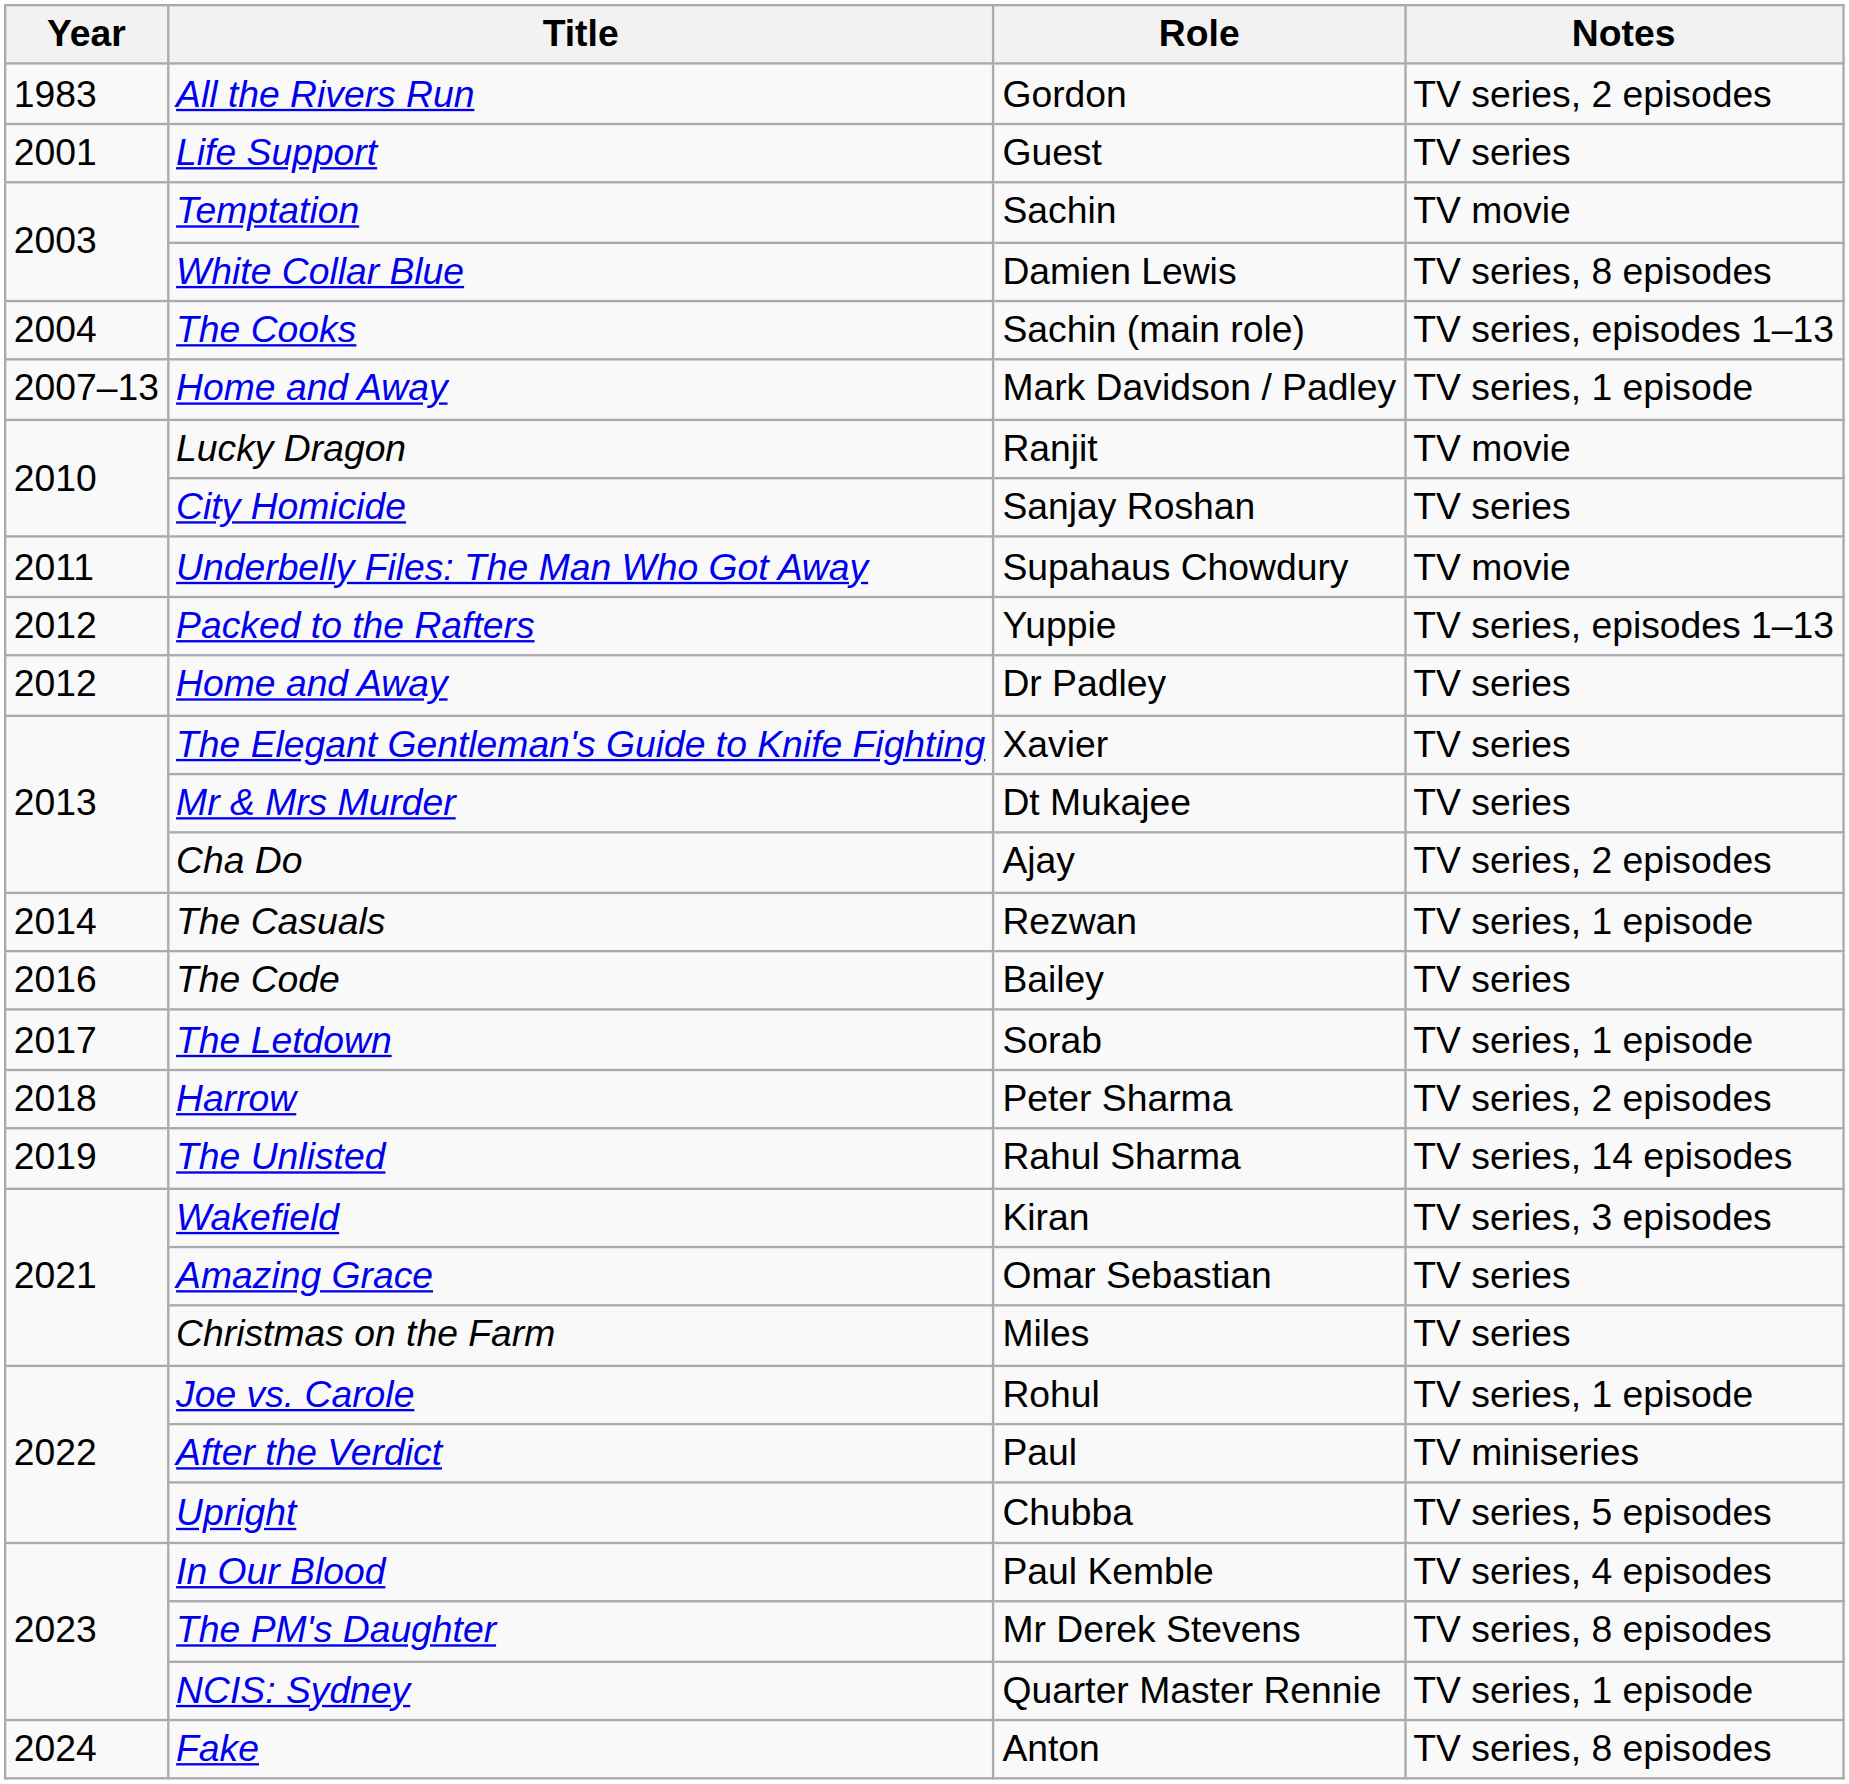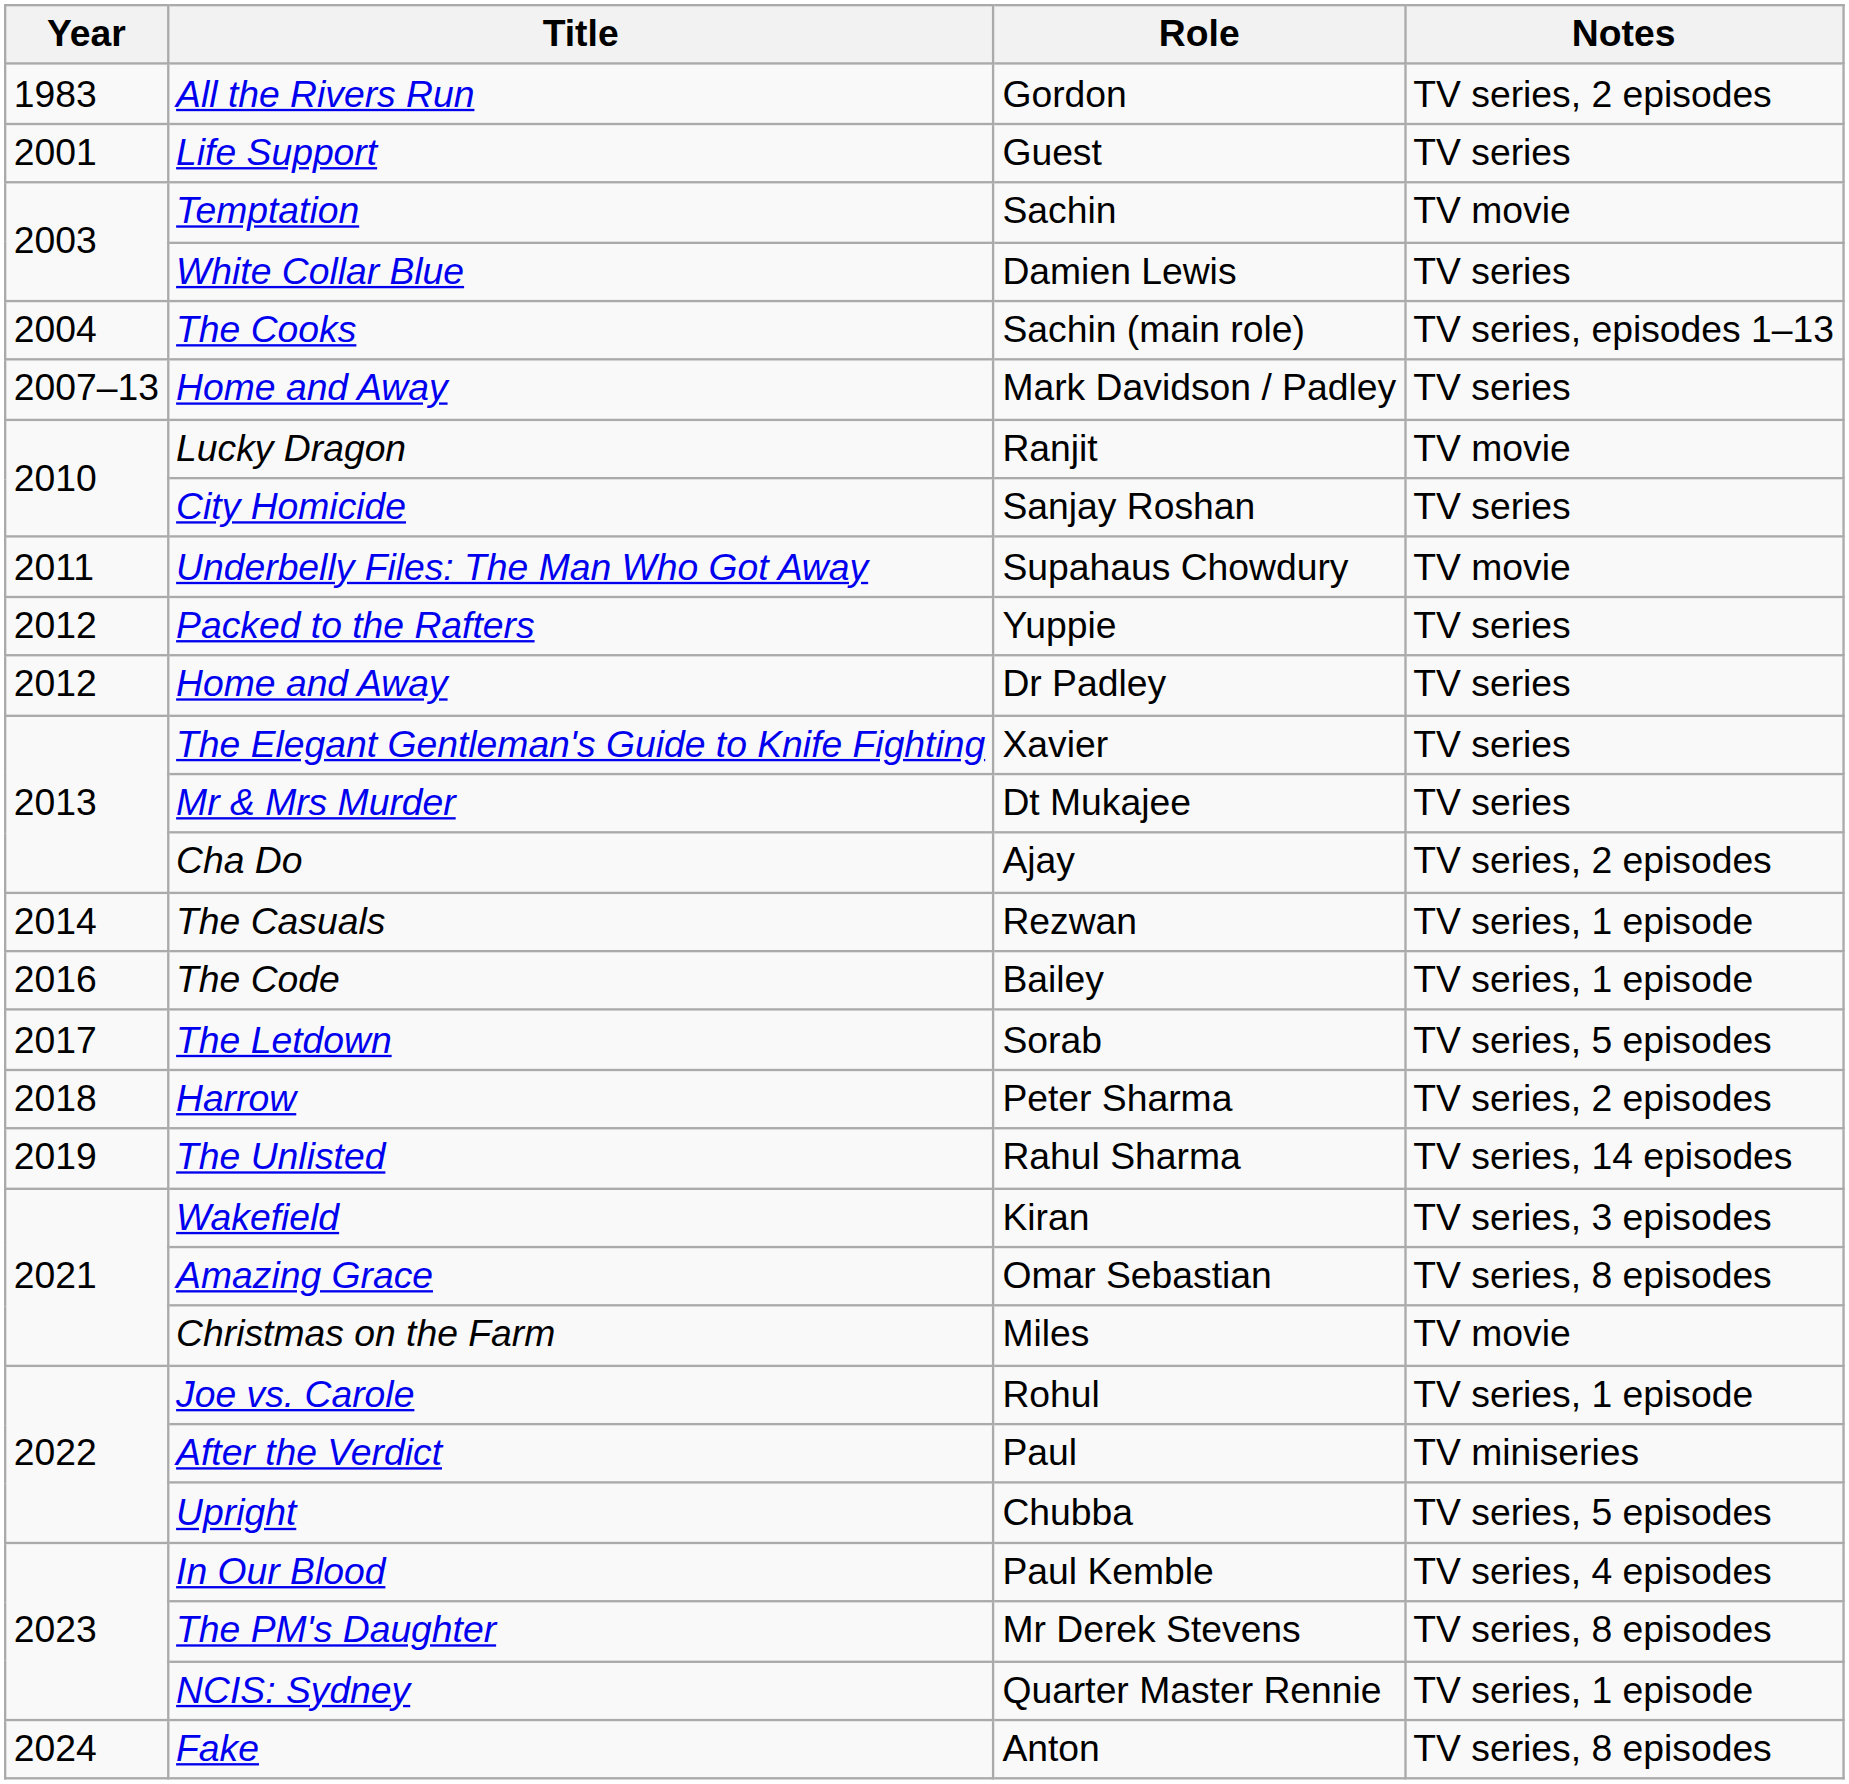(1593, 270) TV series, 8 episodes -> (1492, 270) TV series
(1583, 388) TV series, 1 episode -> (1492, 388) TV series
(1624, 625) TV series, episodes 1–13 -> (1492, 625) TV series
(1492, 980) TV series -> (1583, 980) TV series, 1 episode
(1583, 1039) TV series, 1 episode -> (1593, 1039) TV series, 5 episodes
(1492, 1275) TV series -> (1593, 1275) TV series, 8 episodes
(1492, 1334) TV series -> (1492, 1334) TV movie
